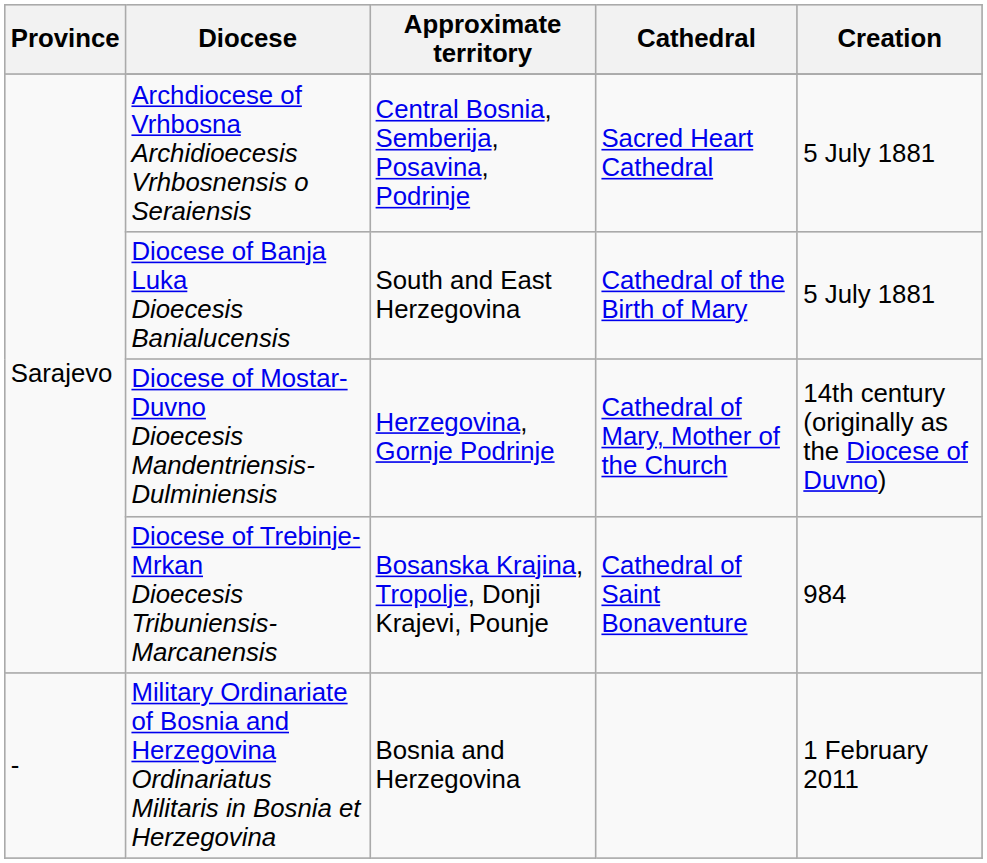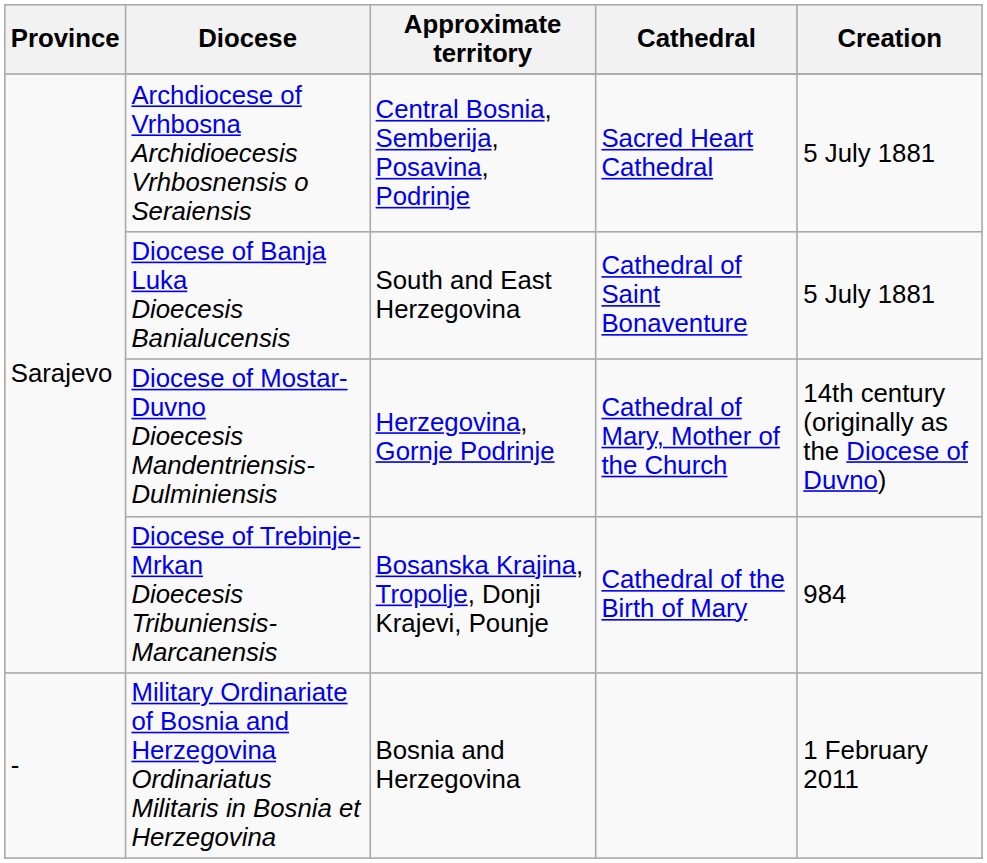(693, 295) Cathedral of the Birth of Mary -> (674, 295) Cathedral of Saint Bonaventure
(674, 594) Cathedral of Saint Bonaventure -> (693, 594) Cathedral of the Birth of Mary
